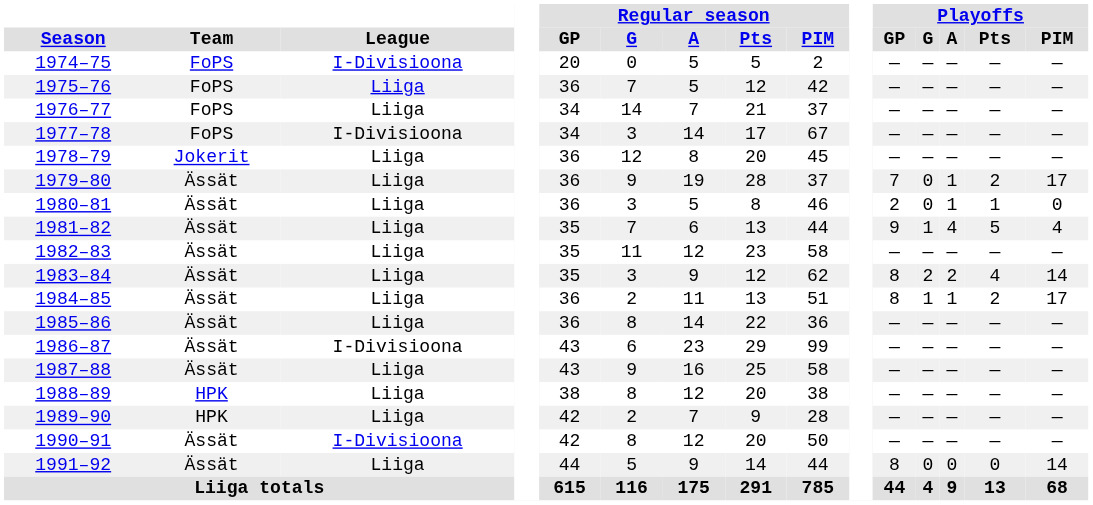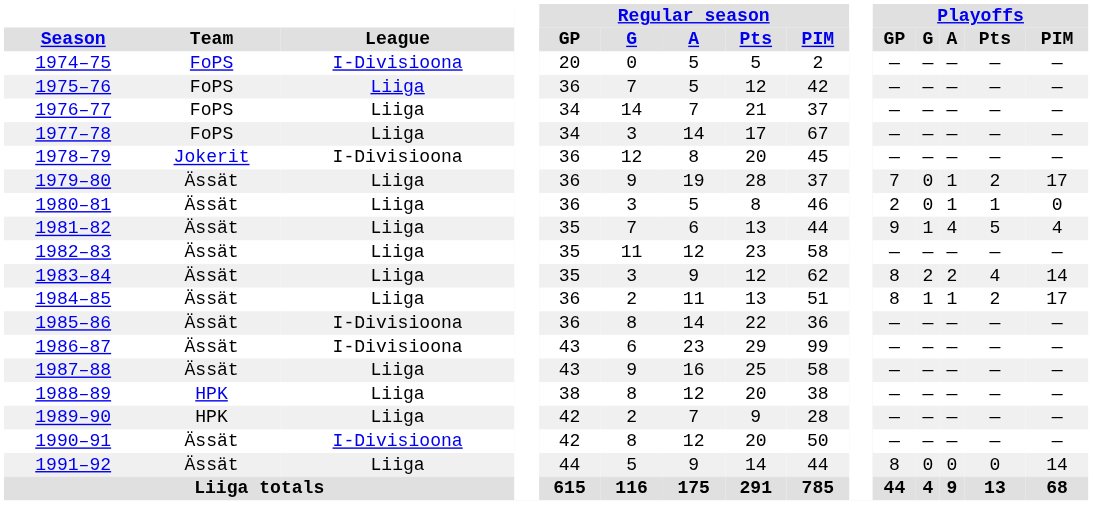(398, 134) I-Divisioona -> (398, 134) Liiga
(398, 158) Liiga -> (398, 158) I-Divisioona
(398, 323) Liiga -> (398, 323) I-Divisioona
